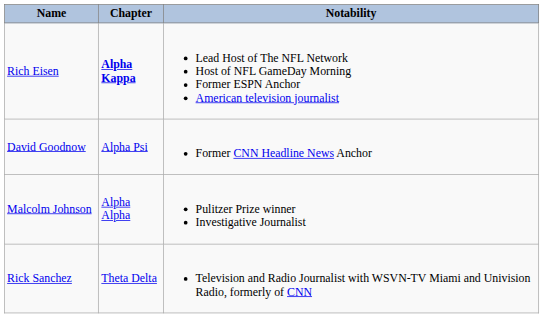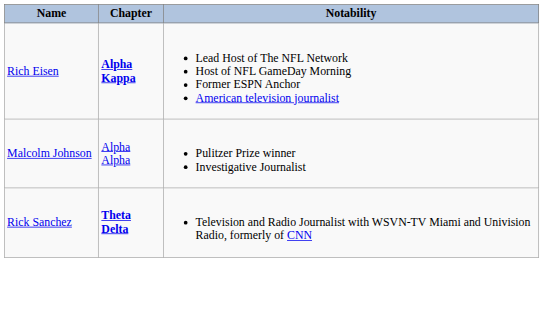- row: (46, 146)
(129, 278) normal -> (116, 222) bold
